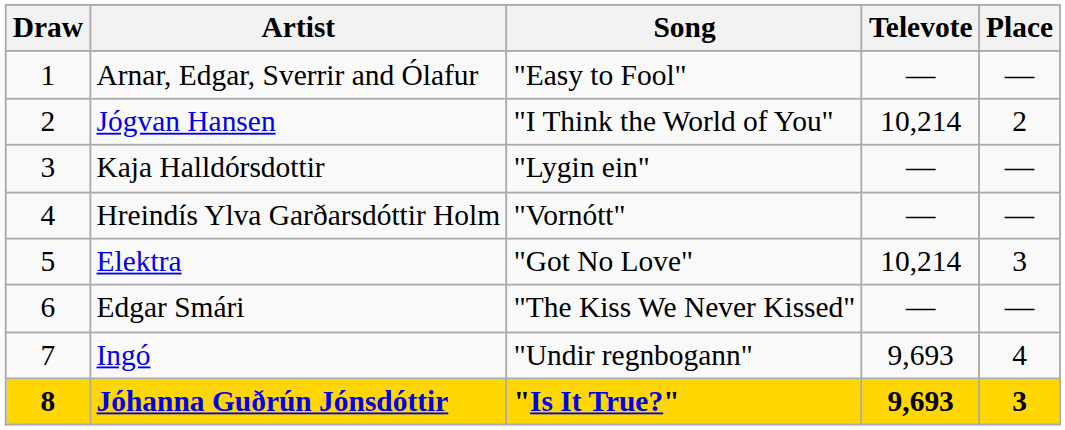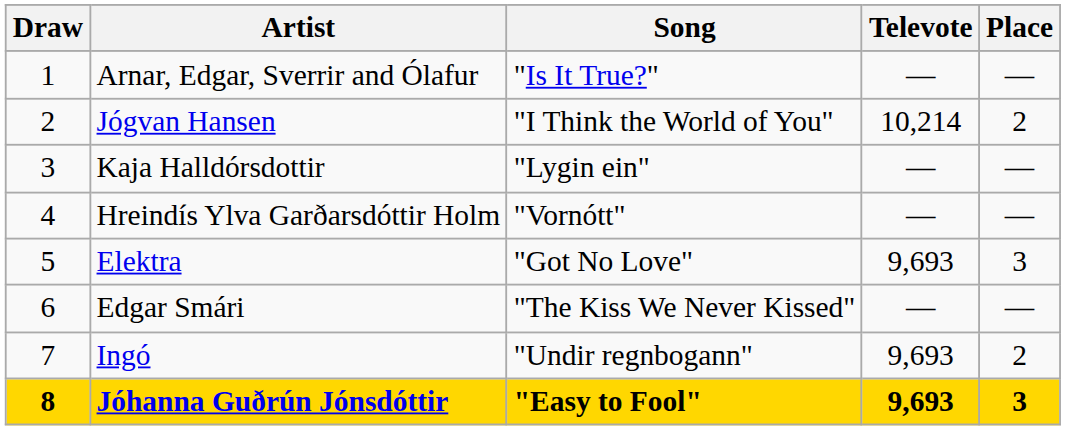(600, 74) "Easy to Fool" -> (586, 74) "Is It True?"
(921, 261) 10,214 -> (921, 261) 9,693
(1020, 354) 4 -> (1020, 354) 2
(597, 401) "Is It True?" -> (608, 401) "Easy to Fool"
